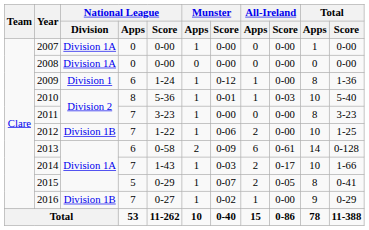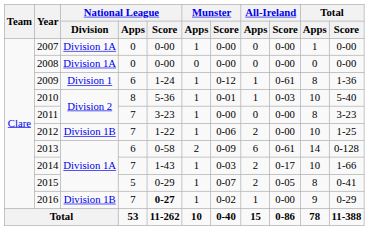(285, 81) 0-00 -> (285, 81) 0-61
(165, 200) normal -> (165, 200) bold
